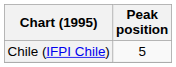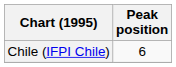(142, 51) 5 -> (142, 51) 6
